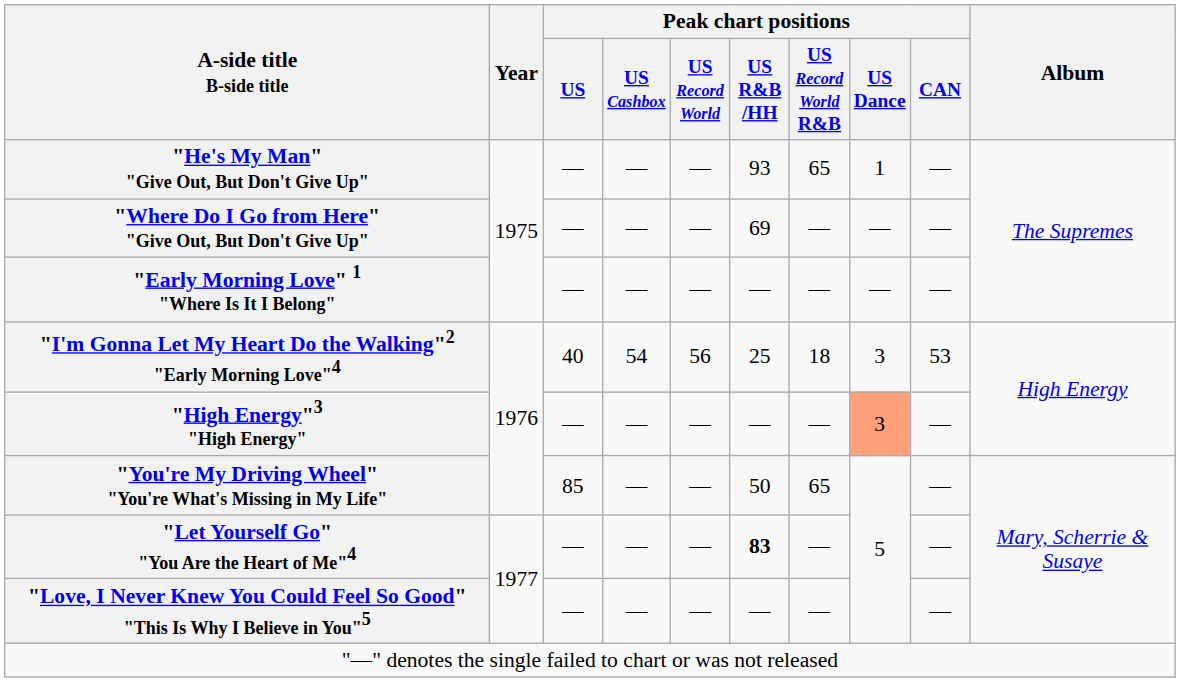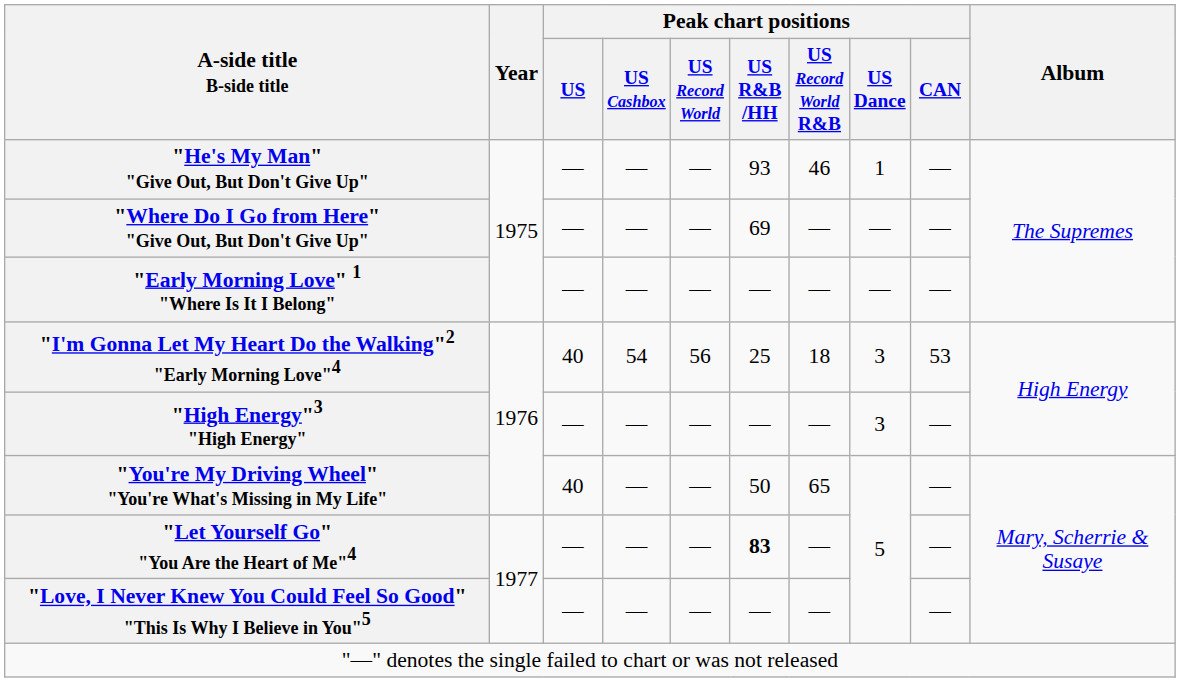(819, 168) 65 -> (819, 168) 46
(880, 423) lightsalmon background -> (880, 423) no background
(573, 485) 85 -> (573, 485) 40
